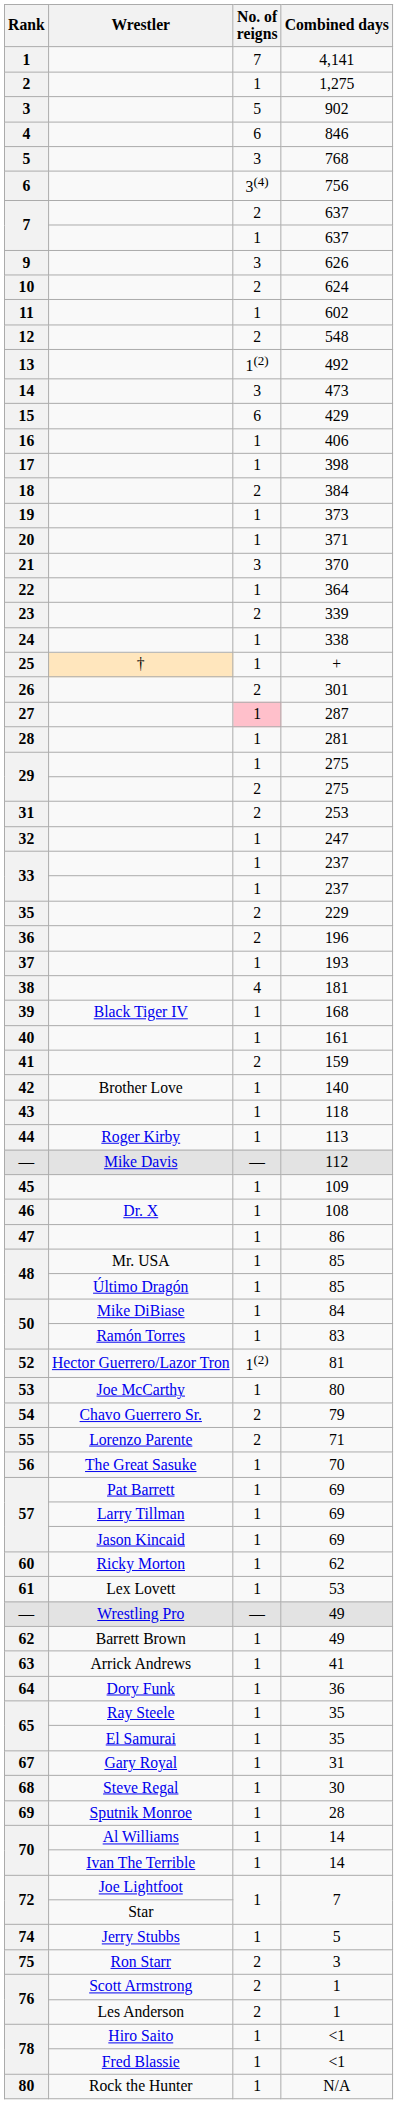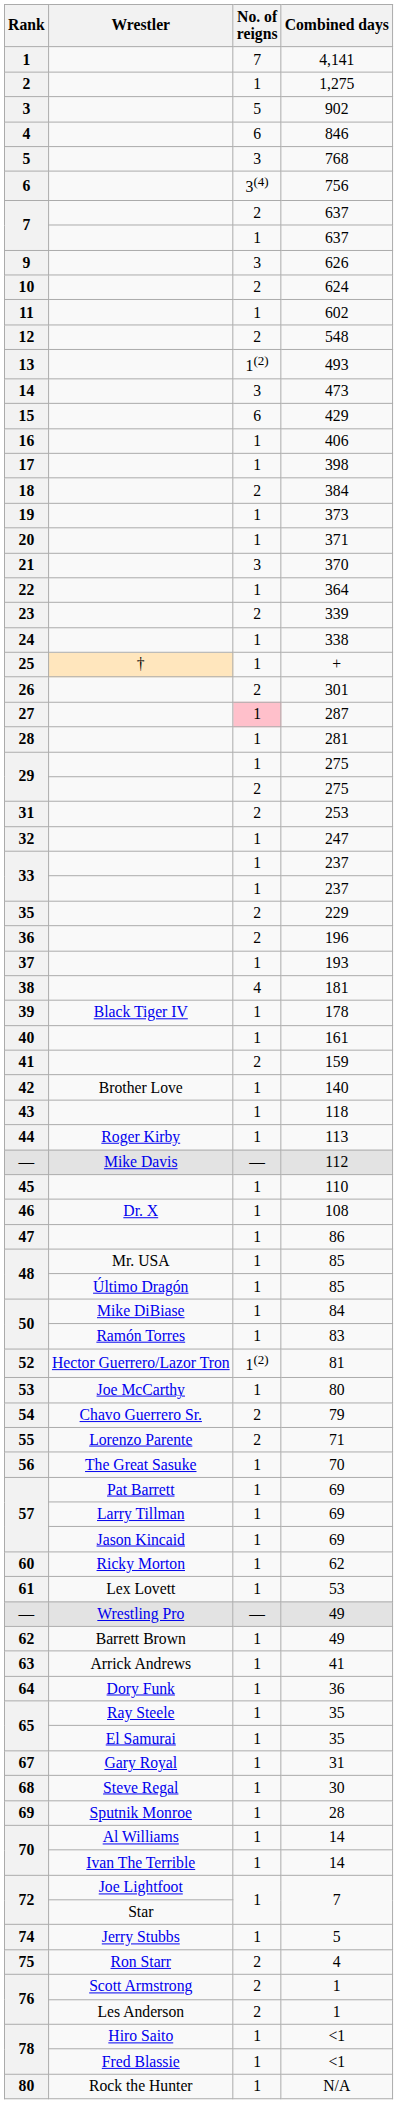(337, 364) 492 -> (337, 364) 493
(337, 1012) 168 -> (337, 1012) 178
(337, 1186) 109 -> (337, 1186) 110
(337, 1962) 3 -> (337, 1962) 4
